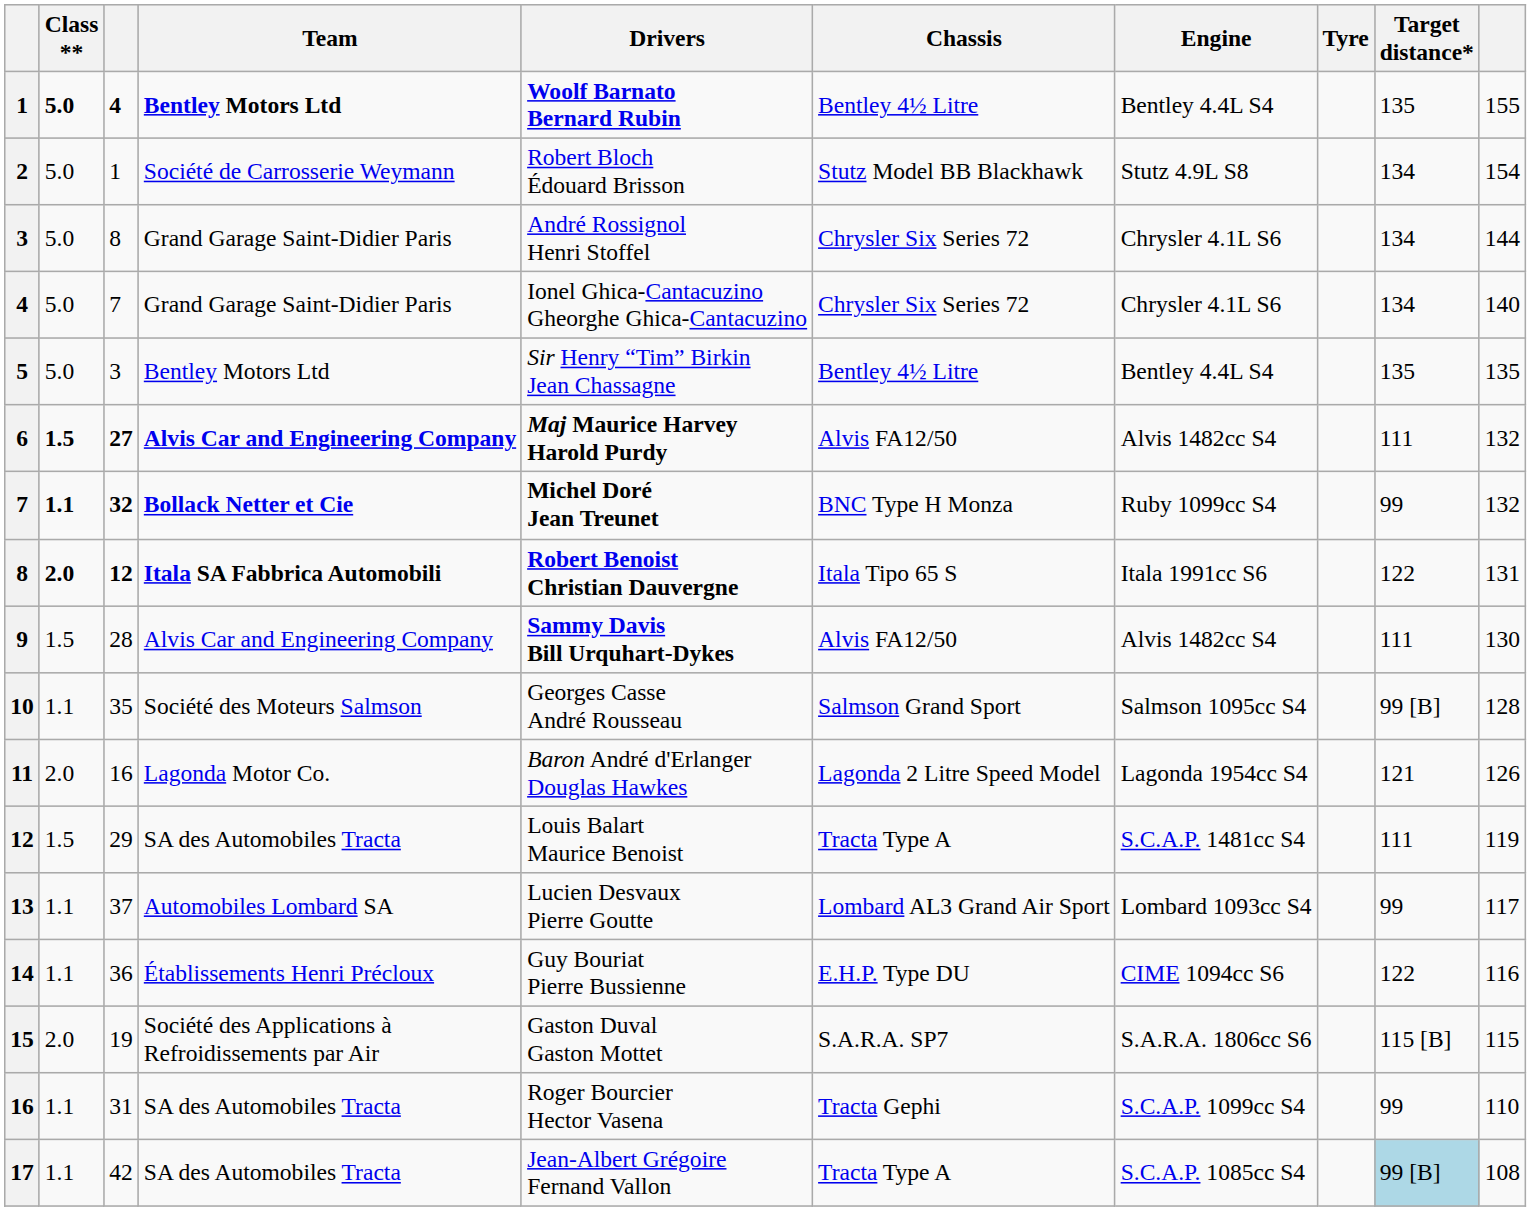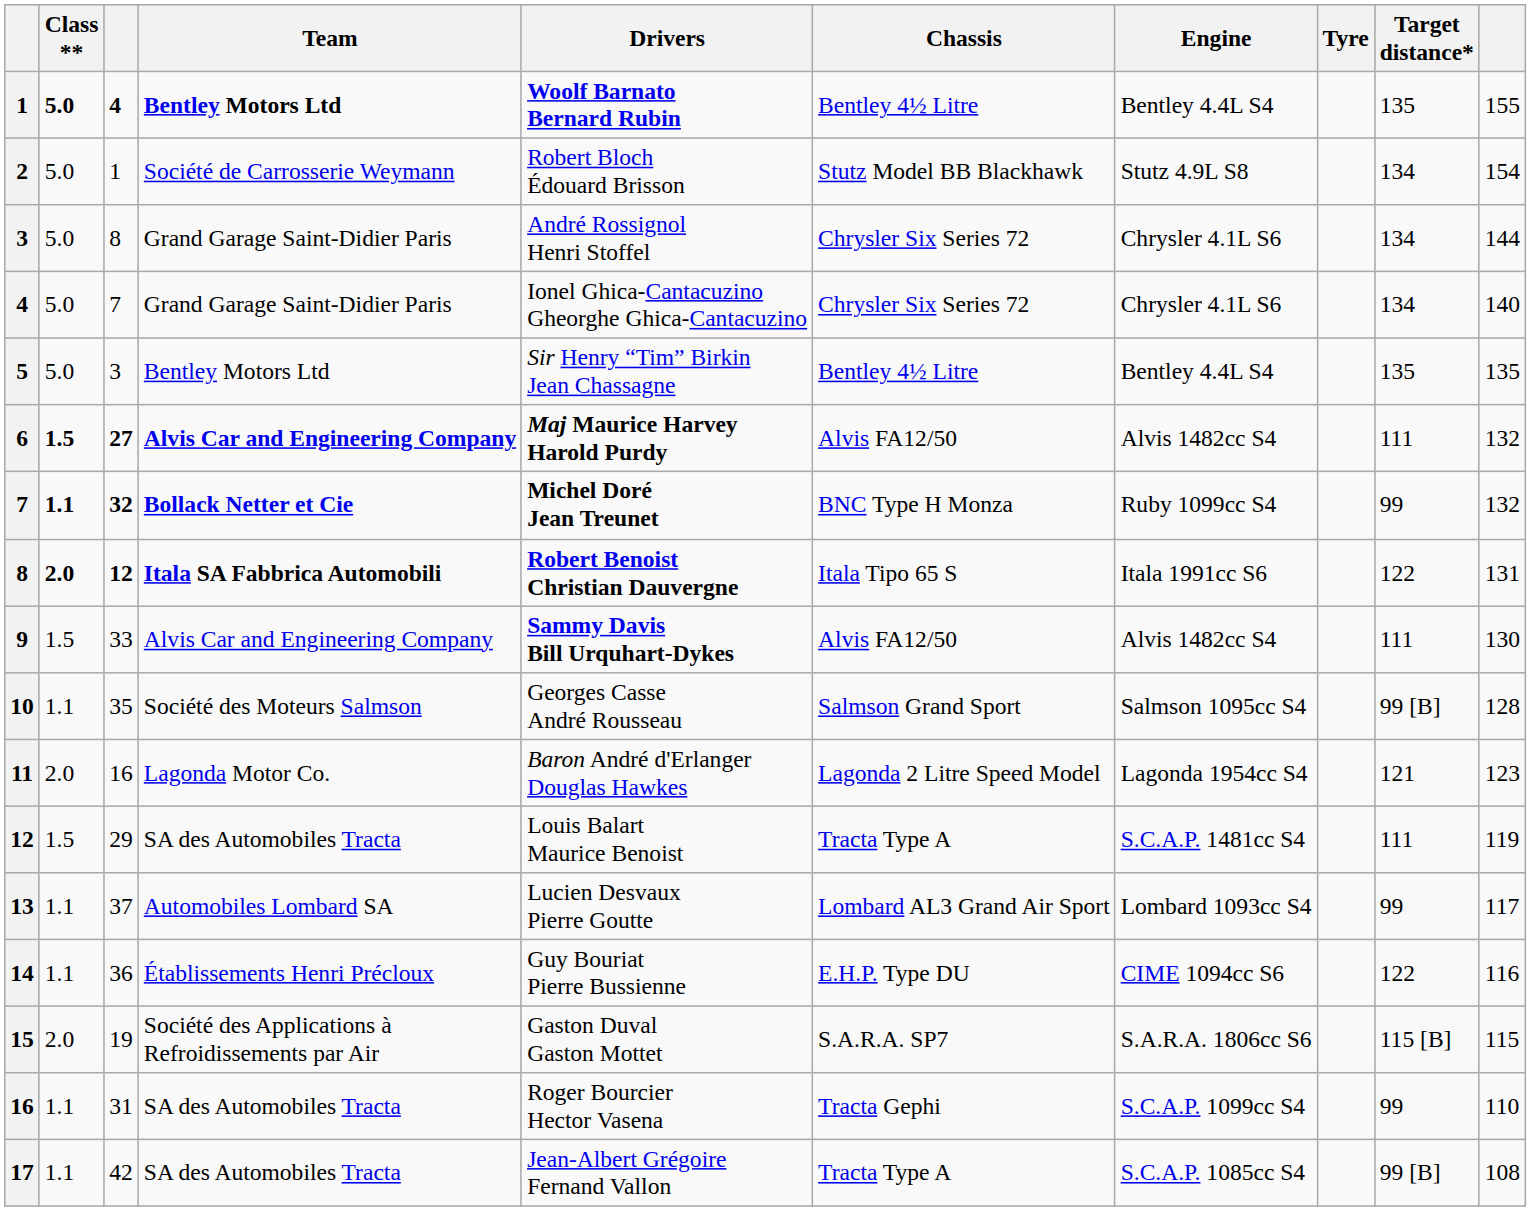(121, 638) 28 -> (121, 638) 33
(1502, 772) 126 -> (1502, 772) 123
(1410, 1172) lightblue background -> (1410, 1172) no background
